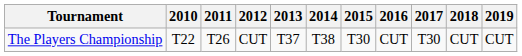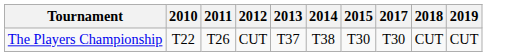- column: (394, 16)
